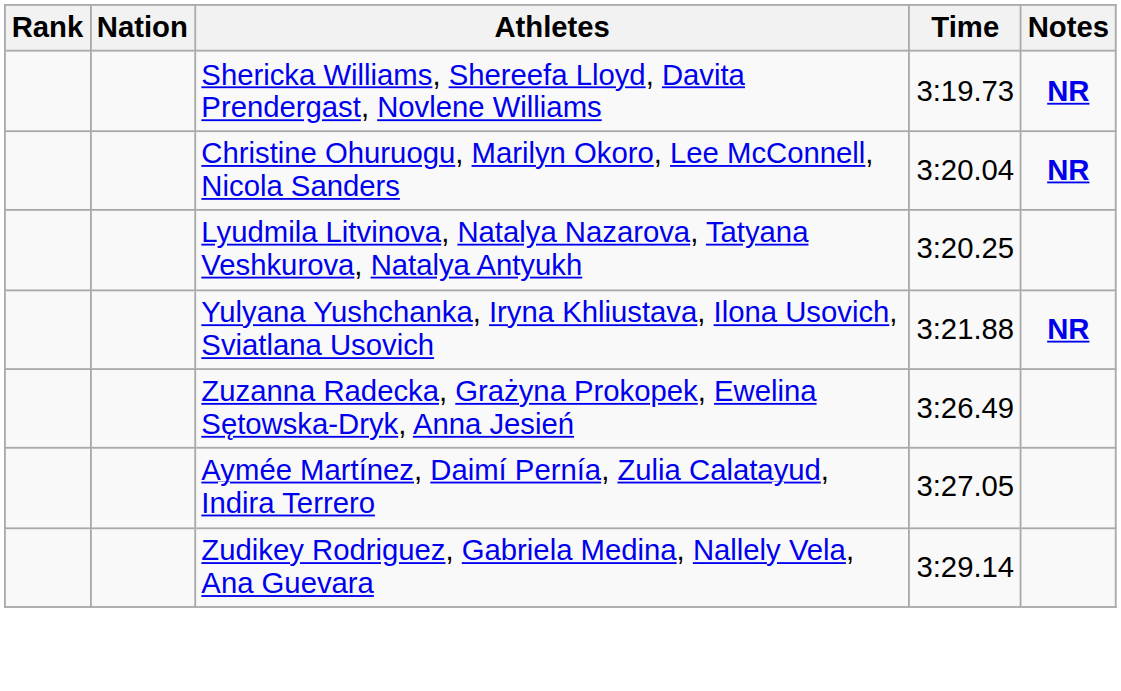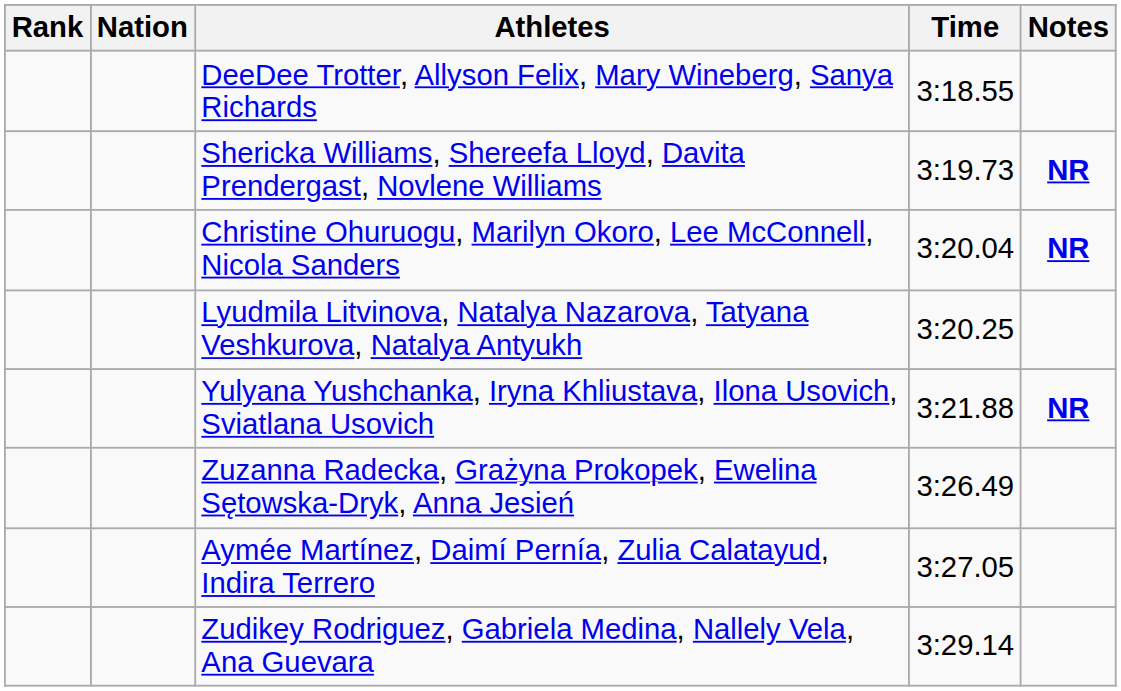+ row: (547, 90)
